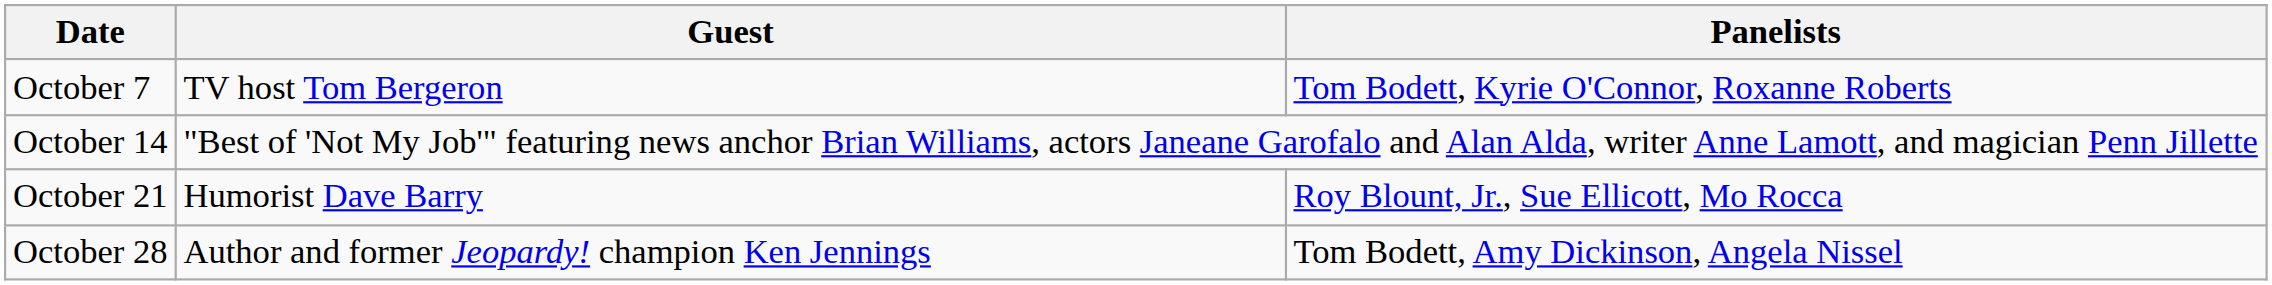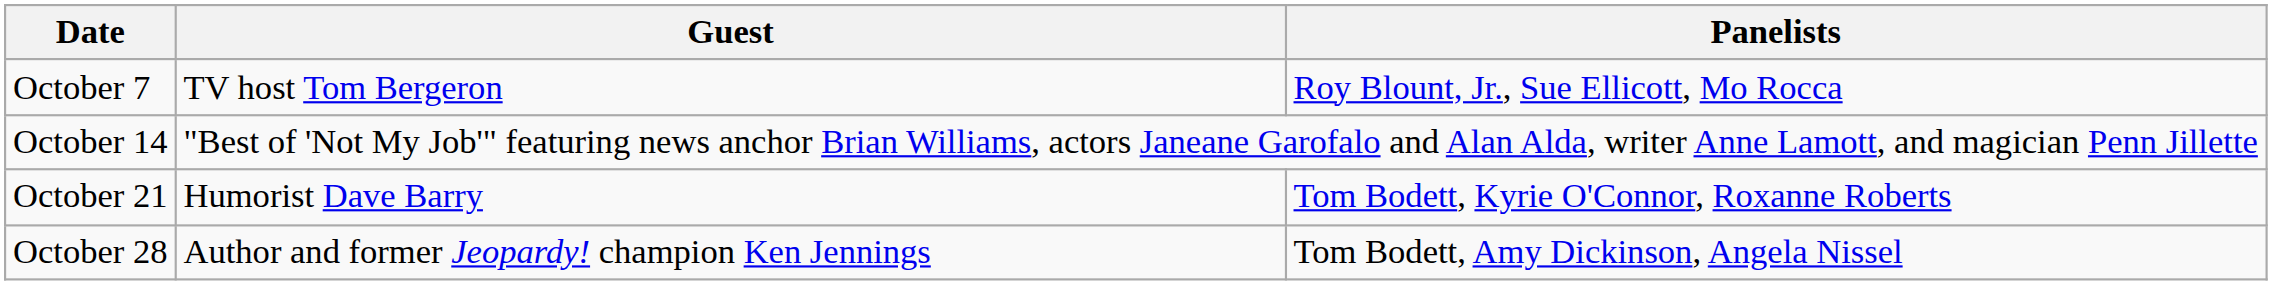(1623, 86) Tom Bodett, Kyrie O'Connor, Roxanne Roberts -> (1568, 86) Roy Blount, Jr., Sue Ellicott, Mo Rocca
(1568, 196) Roy Blount, Jr., Sue Ellicott, Mo Rocca -> (1623, 196) Tom Bodett, Kyrie O'Connor, Roxanne Roberts
